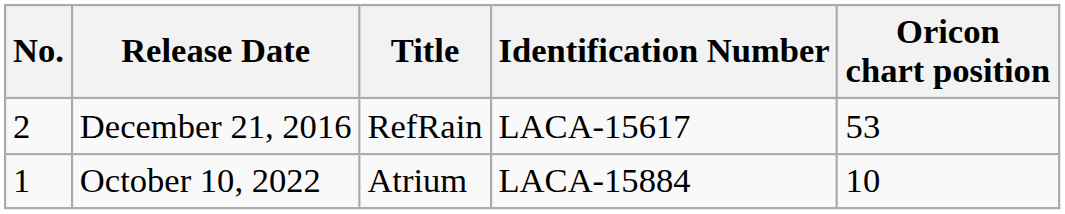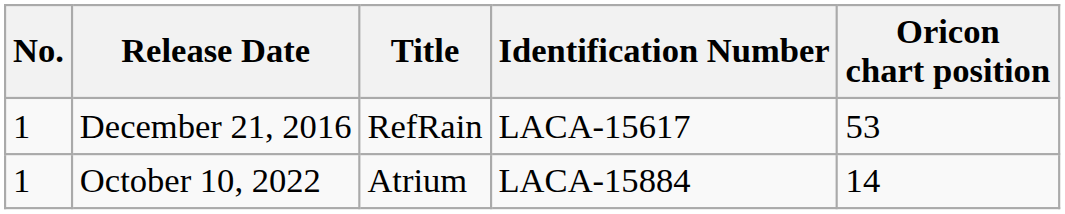(22, 125) 2 -> (22, 125) 1
(863, 180) 10 -> (863, 180) 14
